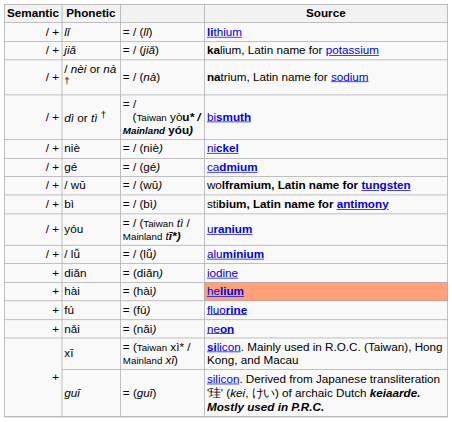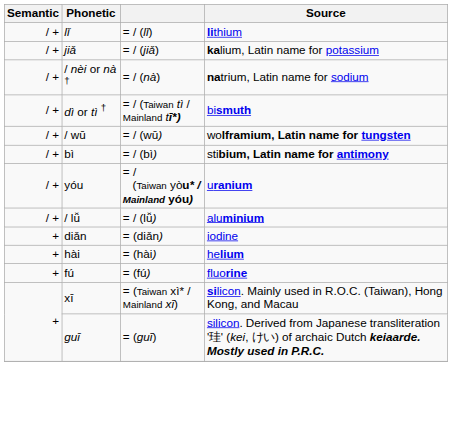(162, 117) = / (Taiwan yòu* / Mainland yóu) -> (156, 110) = / (Taiwan tì / Mainland tī*)
- row: (72, 148)
- row: (71, 167)
(156, 229) = / (Taiwan tì / Mainland tī*) -> (162, 186) = / (Taiwan yòu* / Mainland yóu)
(225, 291) lightsalmon background -> (225, 254) no background
- row: (72, 328)
